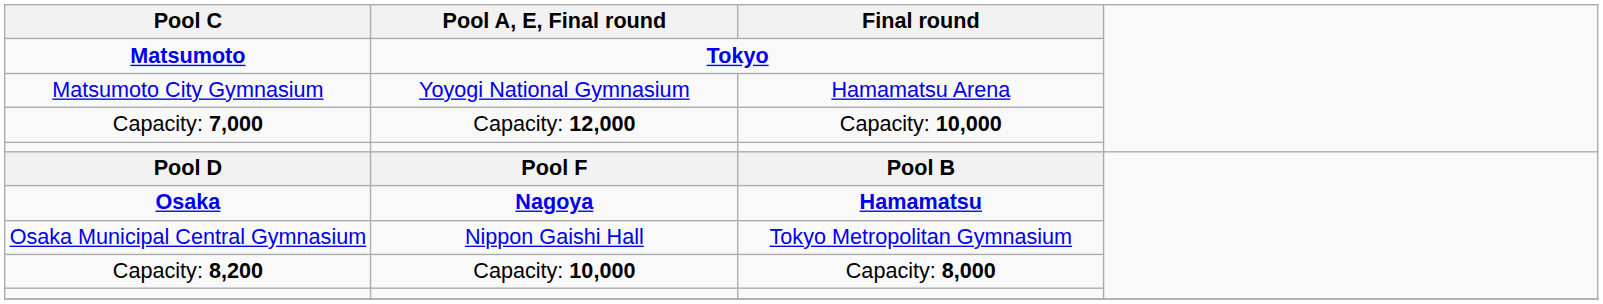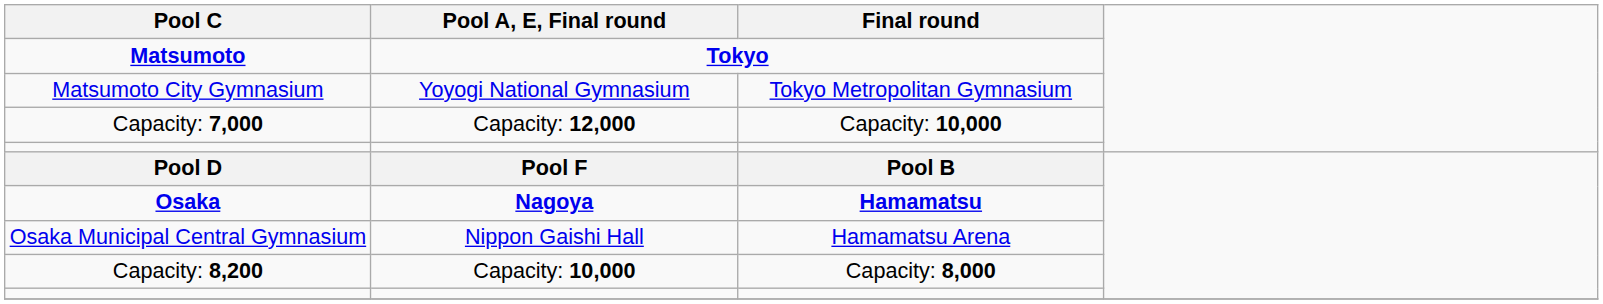(921, 90) Hamamatsu Arena -> (921, 90) Tokyo Metropolitan Gymnasium
(921, 237) Tokyo Metropolitan Gymnasium -> (921, 237) Hamamatsu Arena
